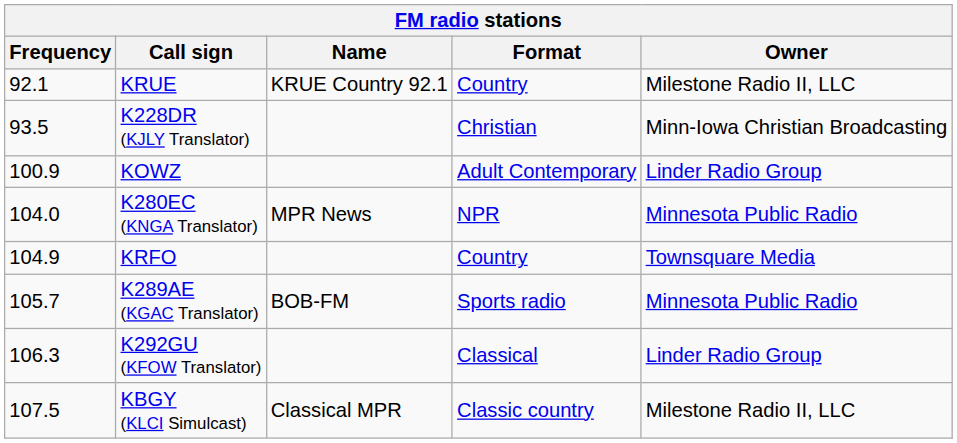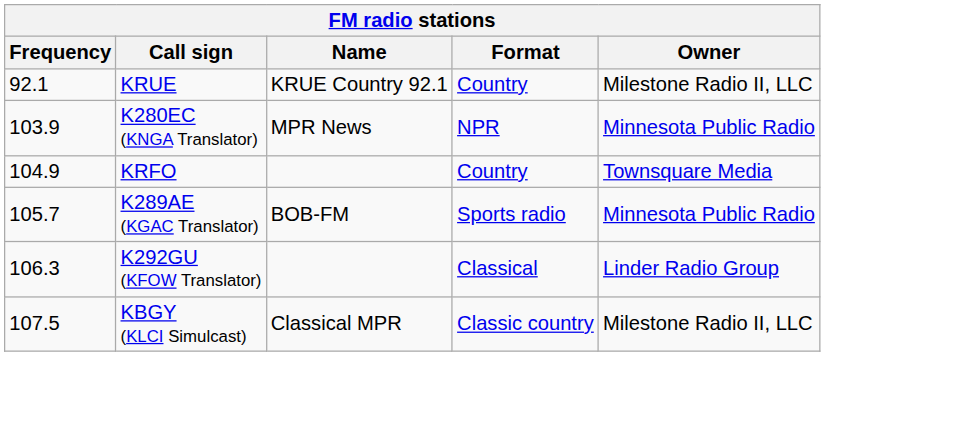- row: (185, 127)
- row: (151, 171)
(35, 214) 104.0 -> (35, 127) 103.9
